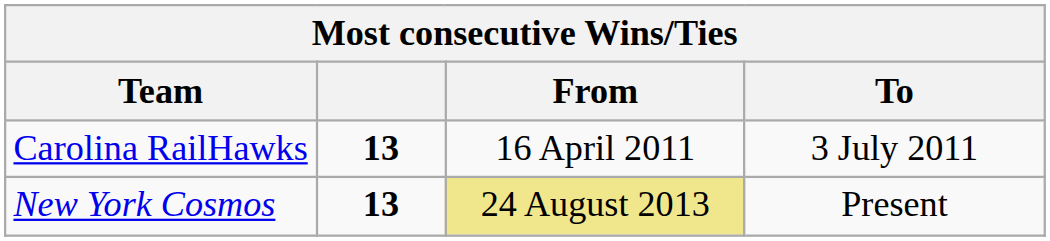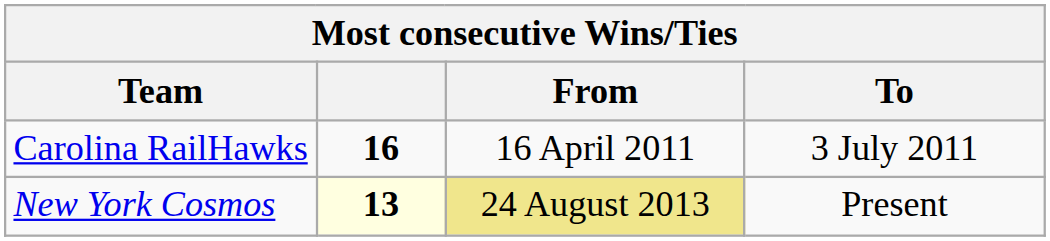(381, 147) 13 -> (381, 147) 16
(381, 205) no background -> (381, 205) lightyellow background
